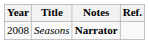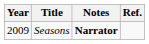(18, 30) 2008 -> (18, 30) 2009
